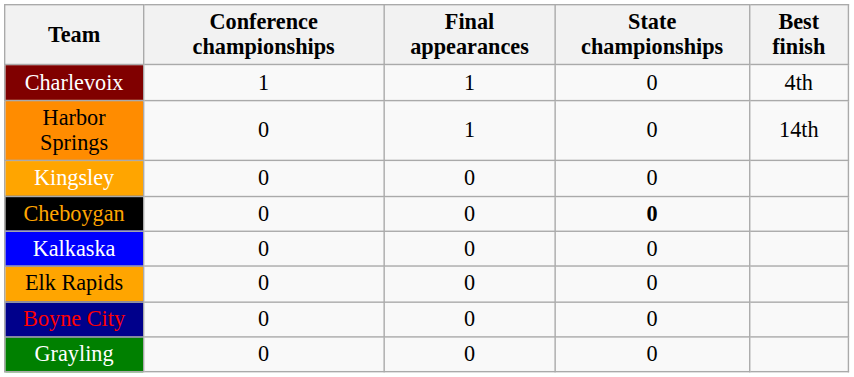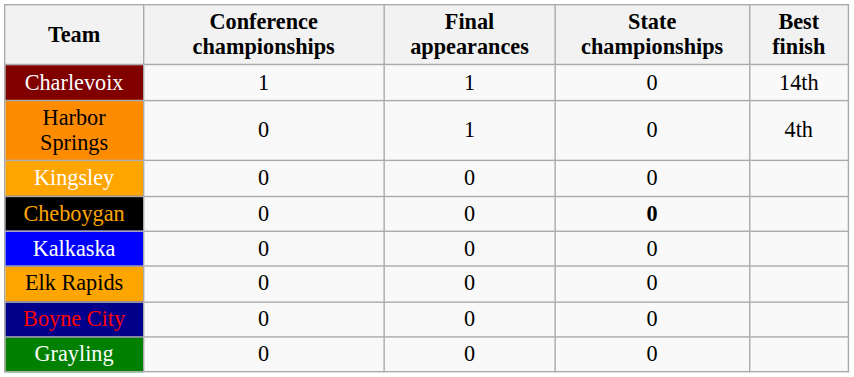(799, 82) 4th -> (799, 82) 14th
(799, 130) 14th -> (799, 130) 4th
